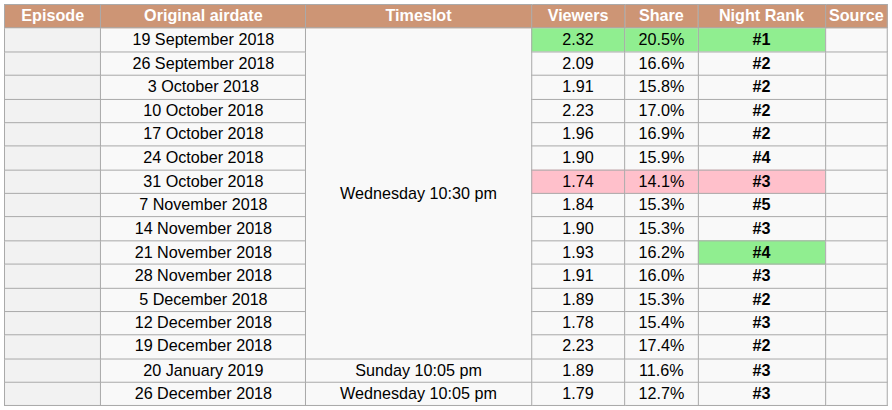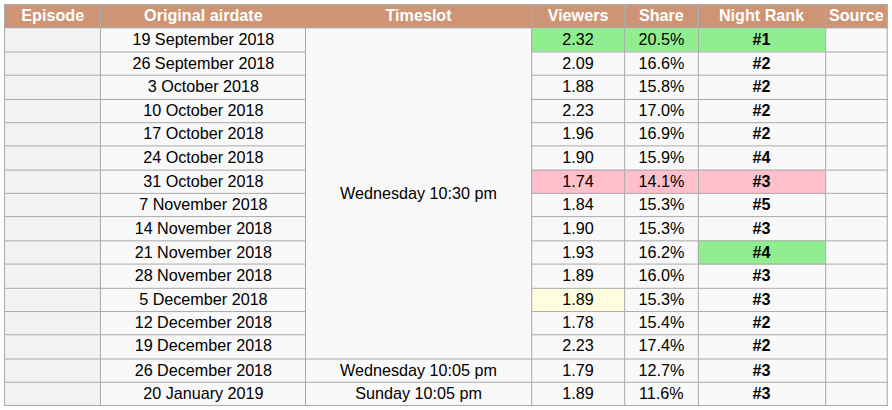(578, 87) 1.91 -> (578, 87) 1.88
(578, 276) 1.91 -> (578, 276) 1.89
(578, 299) no background -> (578, 299) lightyellow background
(762, 299) #2 -> (762, 299) #3
(762, 323) #3 -> (762, 323) #2
rows swapped: (203, 394) <-> (203, 370)
